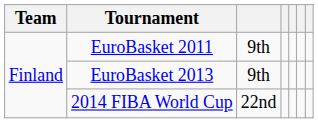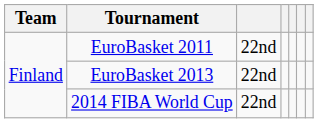(259, 46) 9th -> (259, 46) 22nd
(259, 74) 9th -> (259, 74) 22nd
